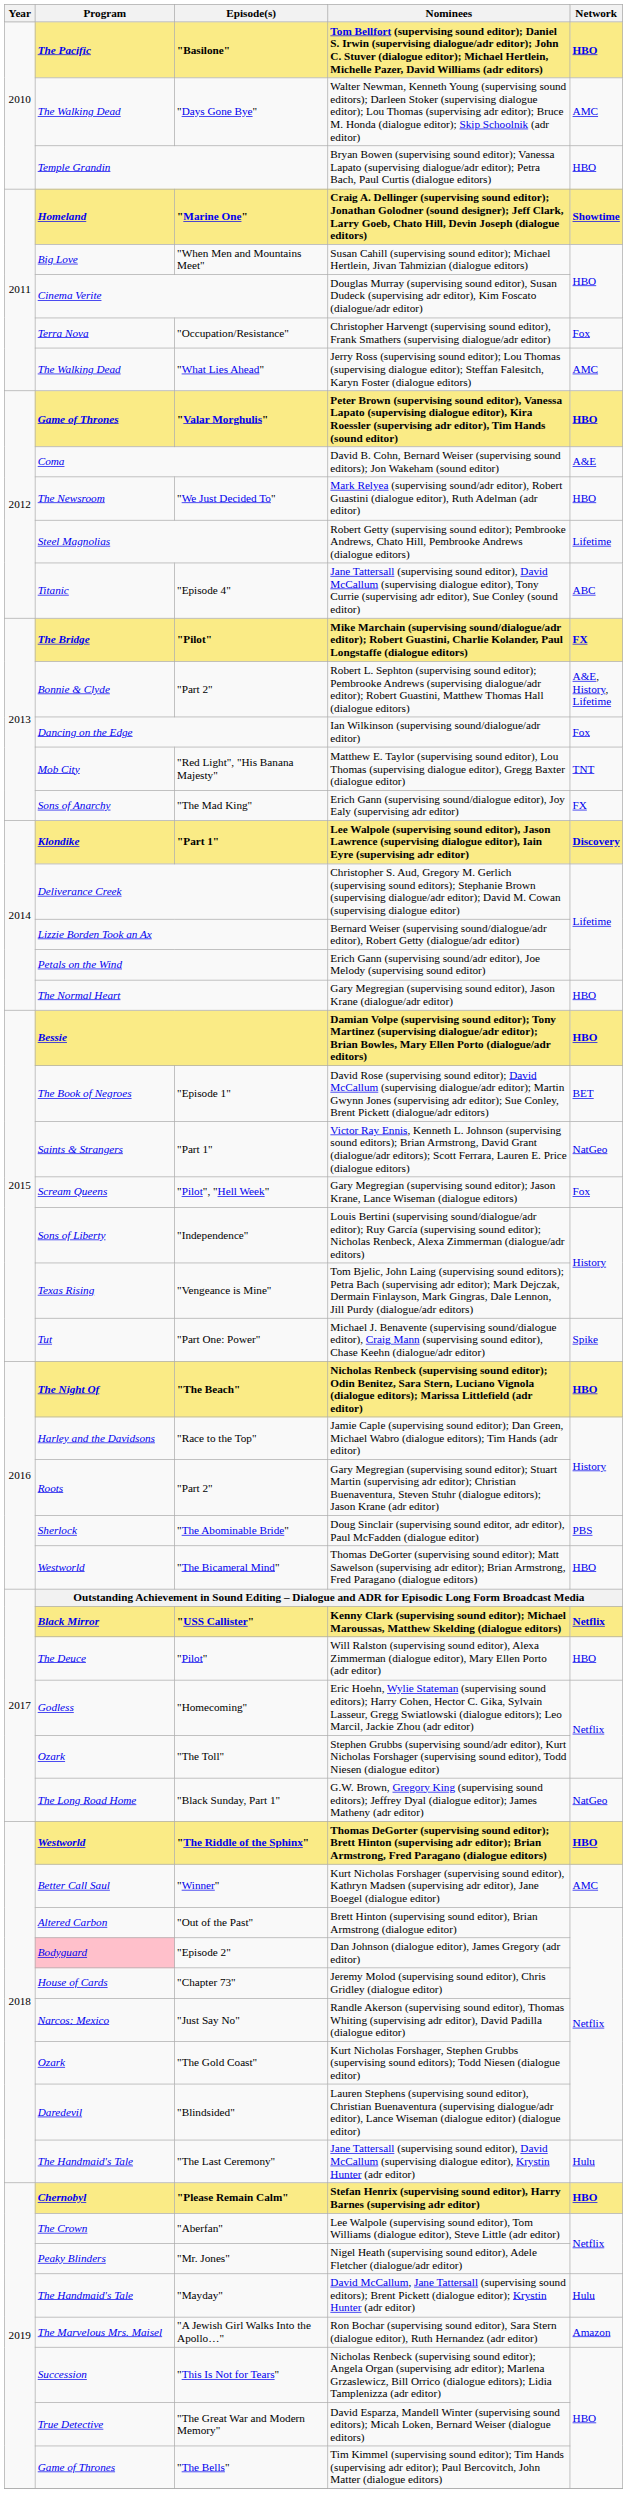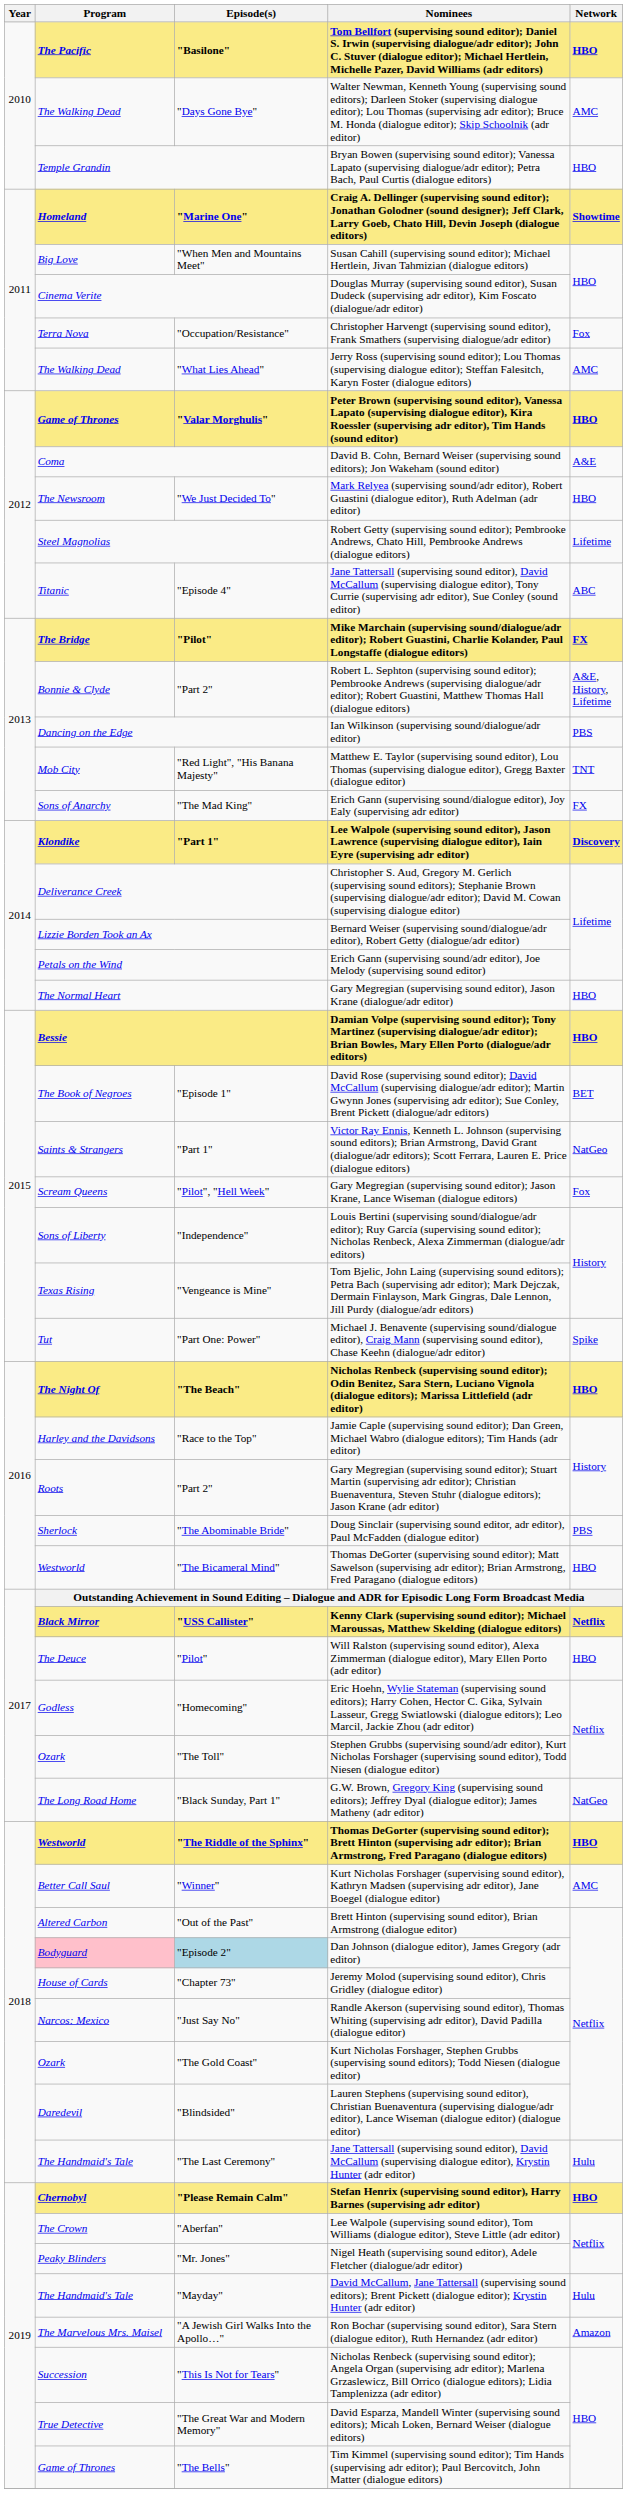(581, 732) Fox -> (583, 732) PBS
(204, 1952) no background -> (204, 1952) lightblue background
